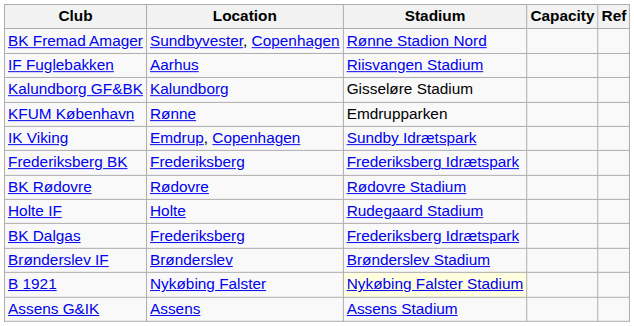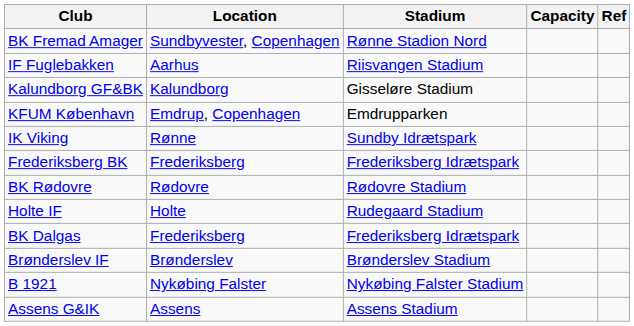(173, 114) Rønne -> (225, 114) Emdrup, Copenhagen
(225, 138) Emdrup, Copenhagen -> (173, 138) Rønne
(435, 284) lightyellow background -> (435, 284) no background
